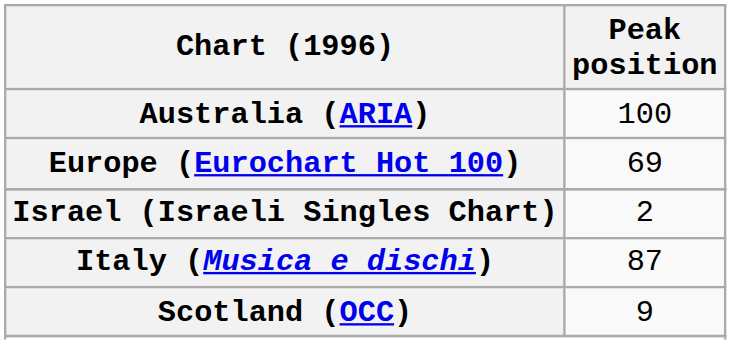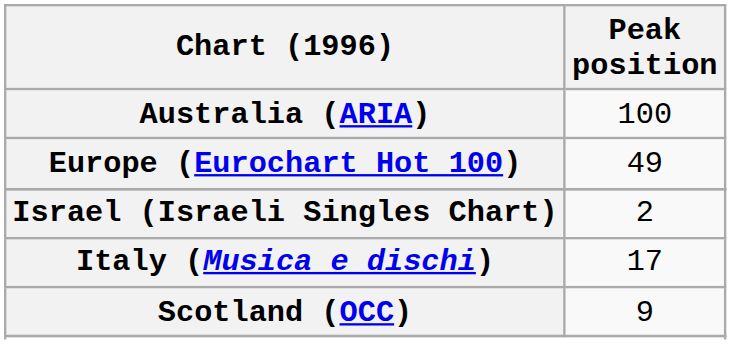(645, 164) 69 -> (645, 164) 49
(645, 262) 87 -> (645, 262) 17
